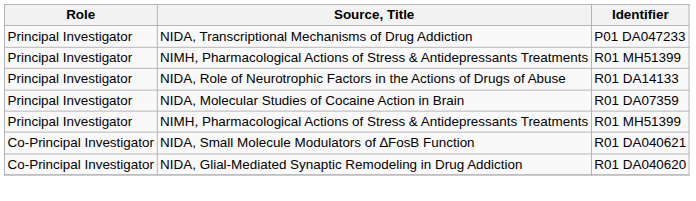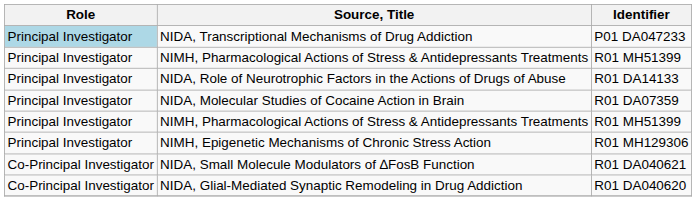(70, 36) no background -> (70, 36) lightblue background
+ row: (326, 143)
